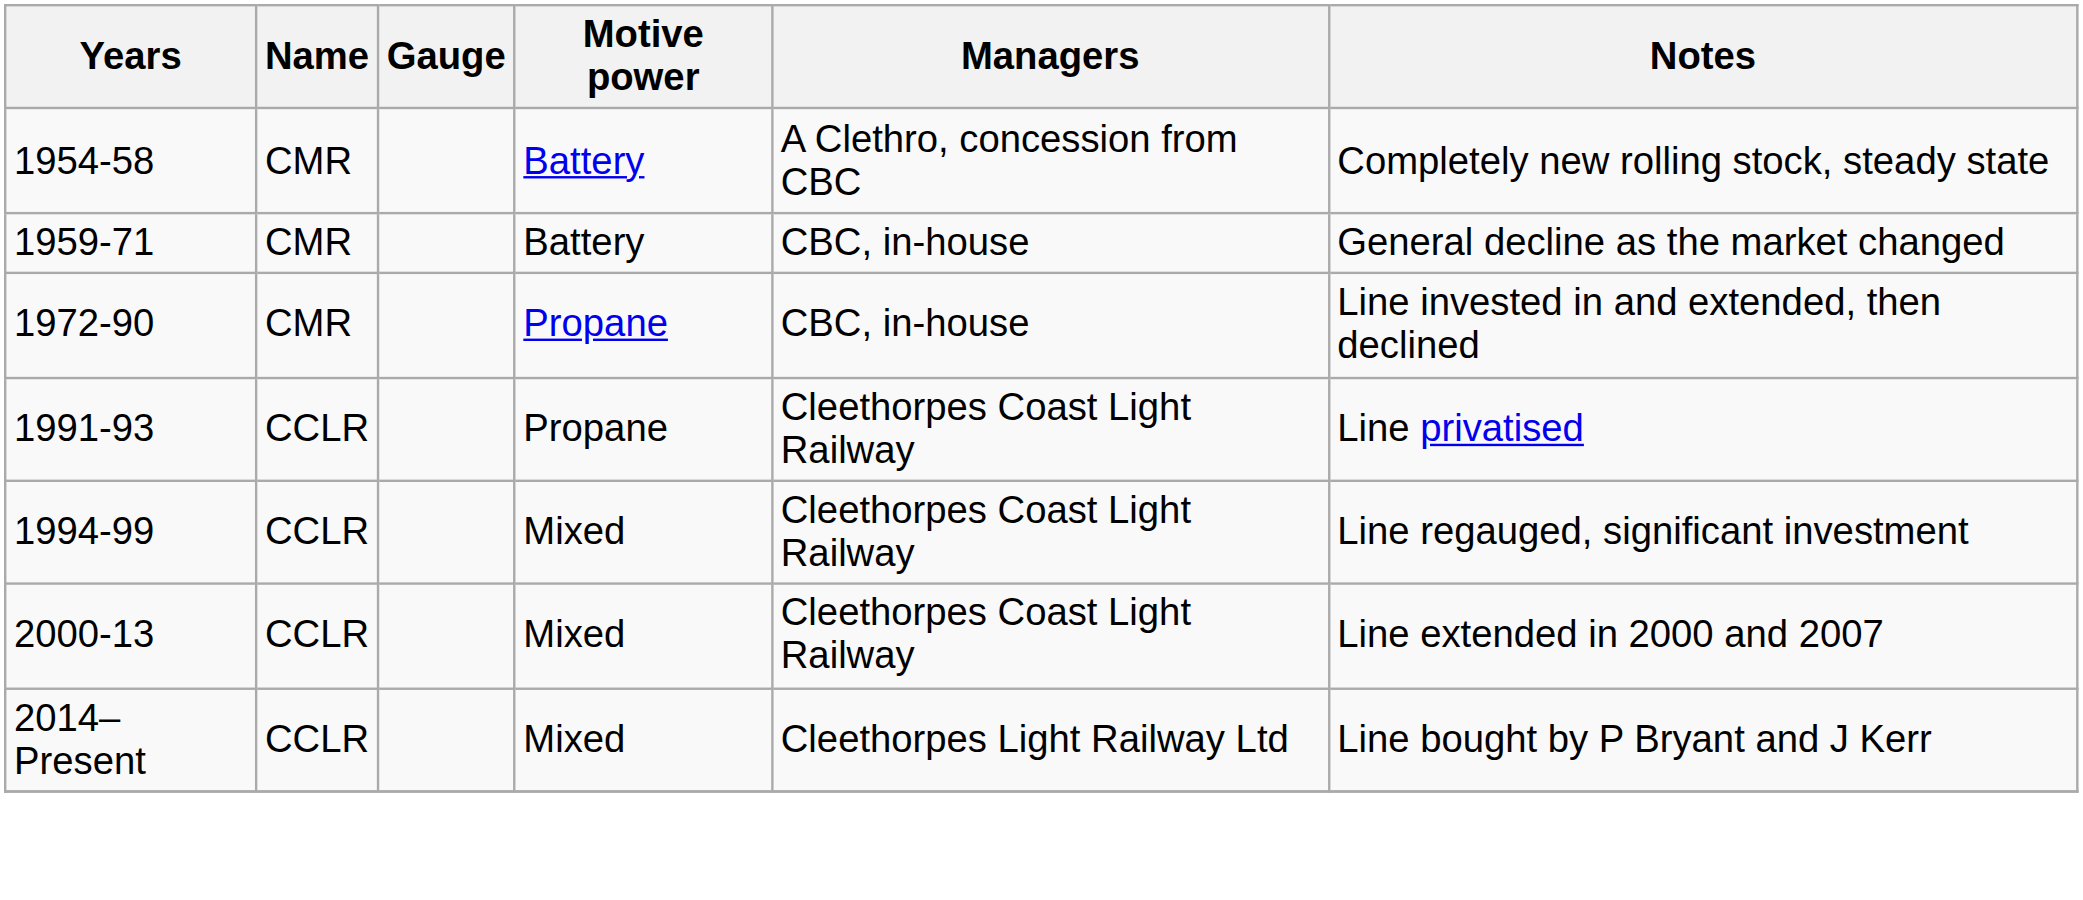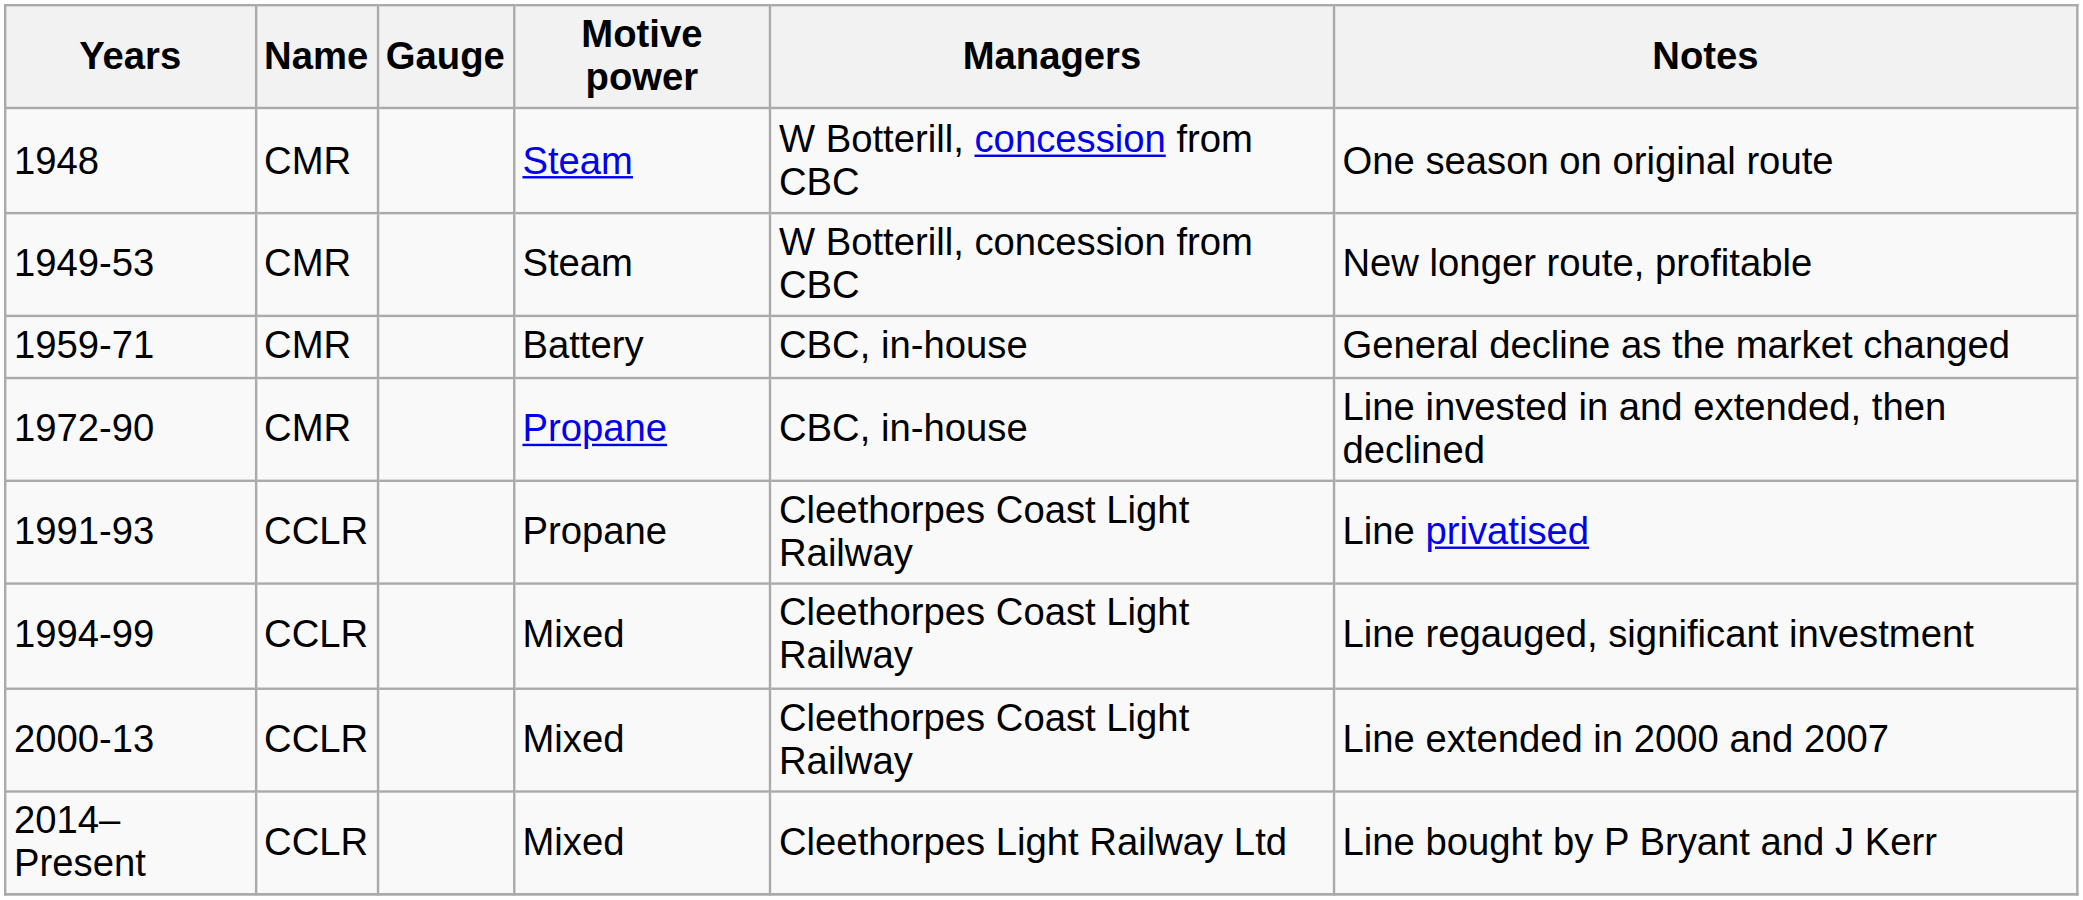+ row: (57, 159)
+ row: (84, 263)
- row: (84, 159)
